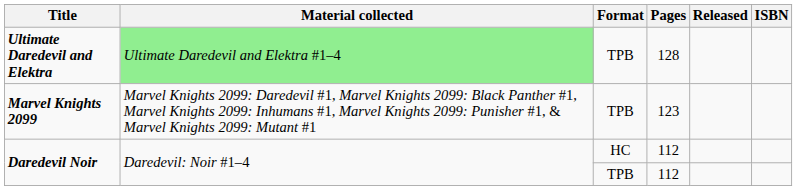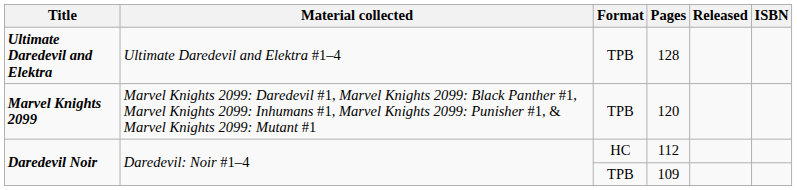(232, 55) lightgreen background -> (232, 55) no background
(668, 111) 123 -> (668, 111) 120
(668, 173) 112 -> (668, 173) 109
